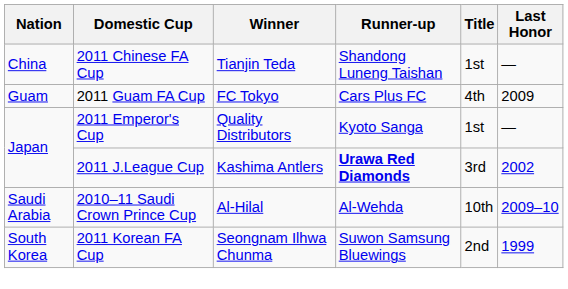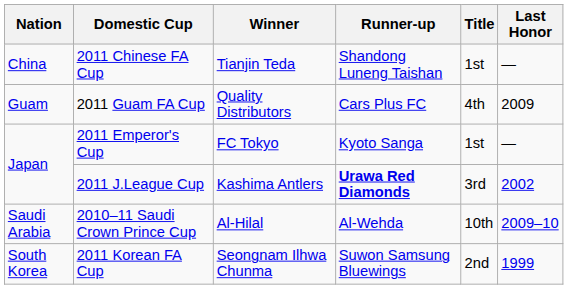(248, 95) FC Tokyo -> (254, 104) Quality Distributors
(254, 127) Quality Distributors -> (248, 144) FC Tokyo
